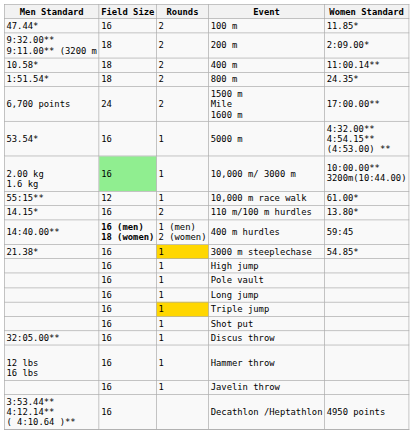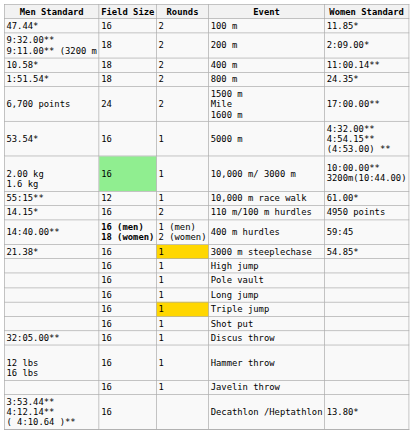(343, 213) 13.80* -> (356, 213) 4950 points
(356, 412) 4950 points -> (343, 412) 13.80*
